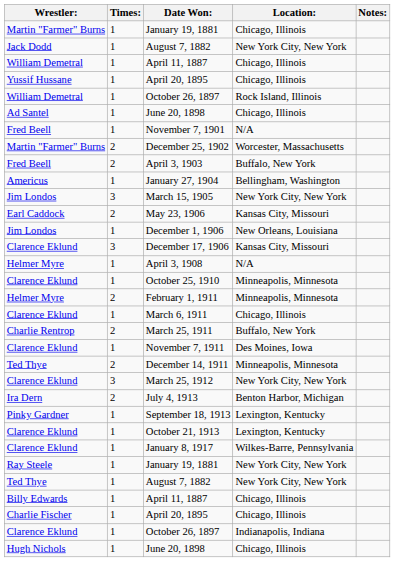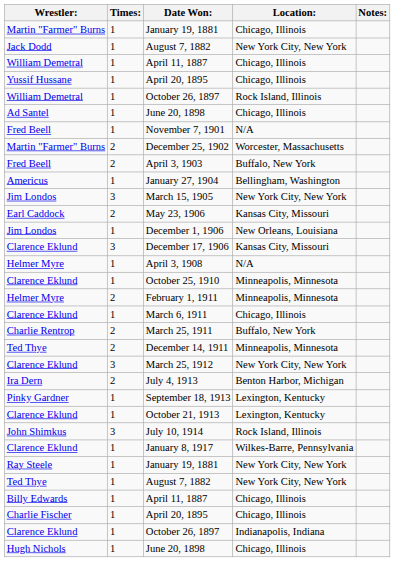- row: (42, 347)
+ row: (37, 431)
